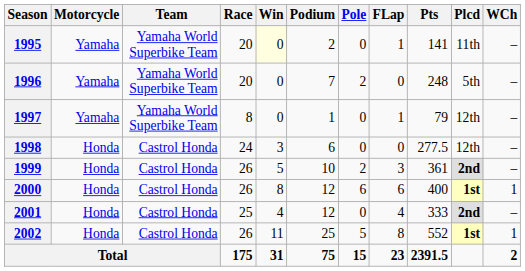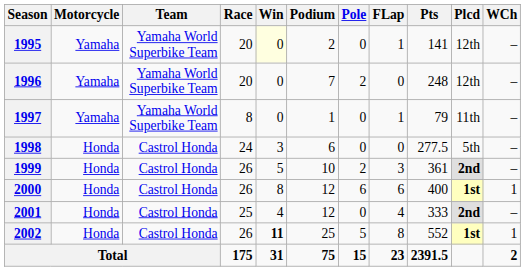(468, 44) 11th -> (468, 44) 12th
(471, 81) 5th -> (468, 81) 12th
(468, 118) 12th -> (468, 118) 11th
(468, 147) 12th -> (471, 147) 5th
(277, 233) normal -> (277, 233) bold
